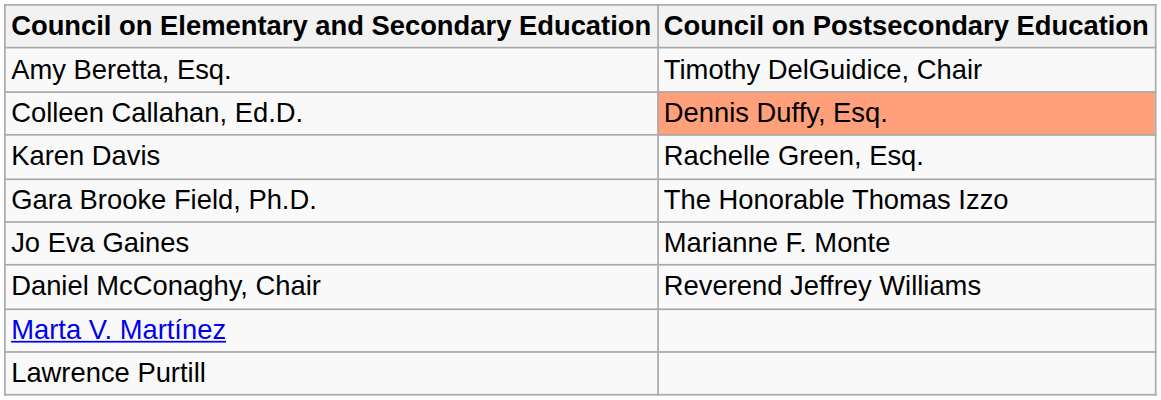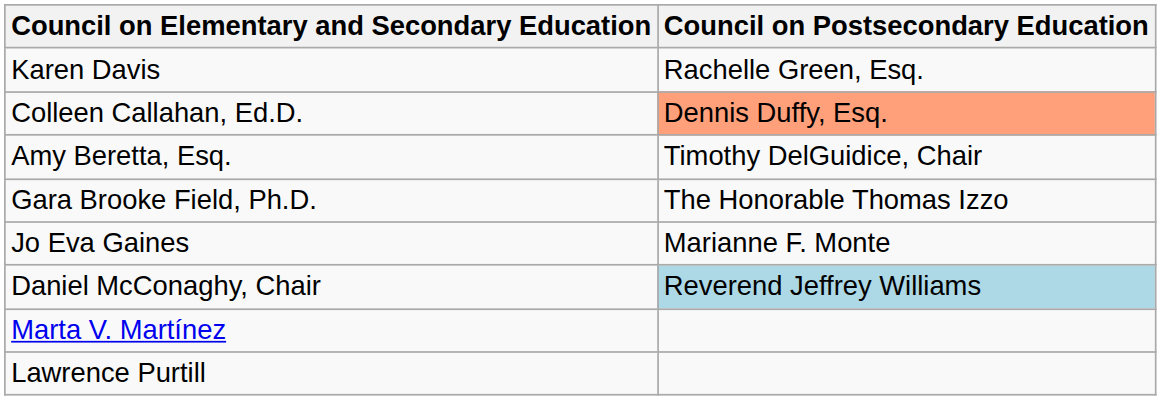rows swapped: (121, 69) <-> (86, 156)
(822, 286) no background -> (822, 286) lightblue background
